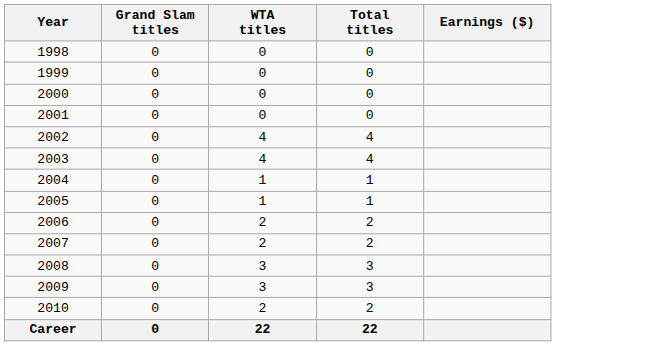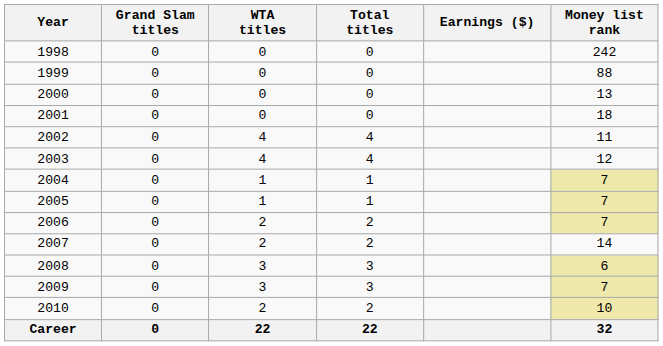+ column: (604, 23)
